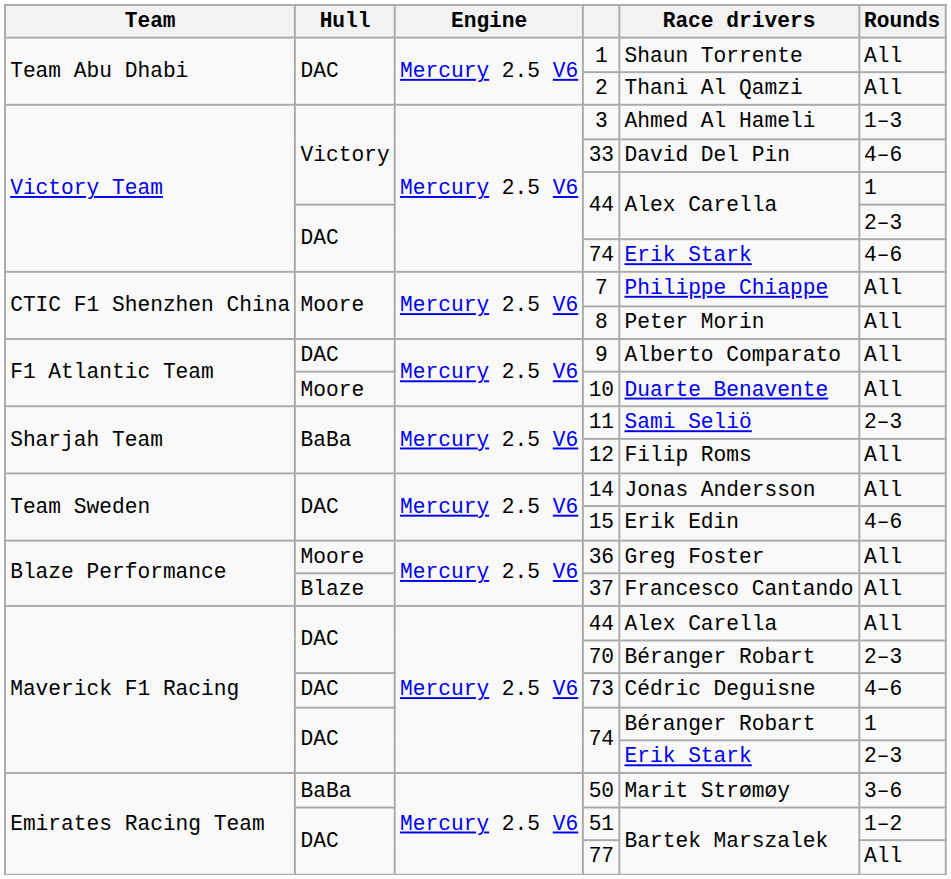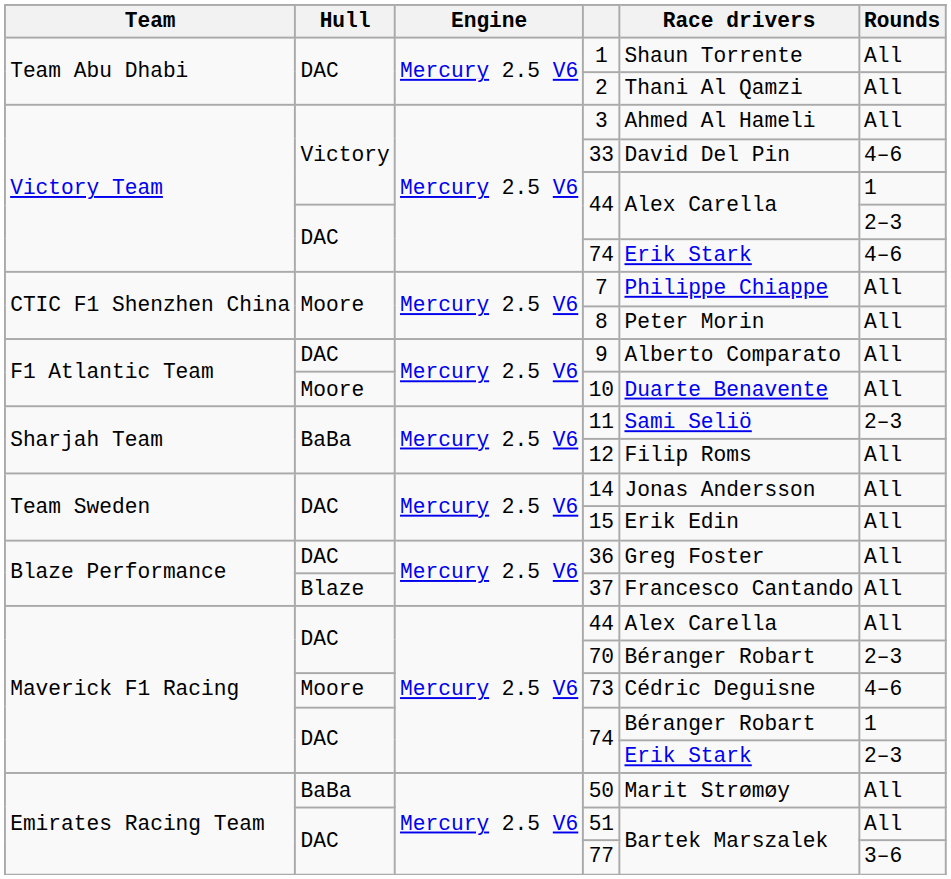(883, 122) 1–3 -> (883, 122) All
(883, 523) 4–6 -> (883, 523) All
(332, 556) Moore -> (320, 556) DAC
(320, 690) DAC -> (332, 690) Moore
(883, 790) 3–6 -> (883, 790) All
(883, 824) 1–2 -> (883, 824) All
(883, 857) All -> (883, 857) 3–6
